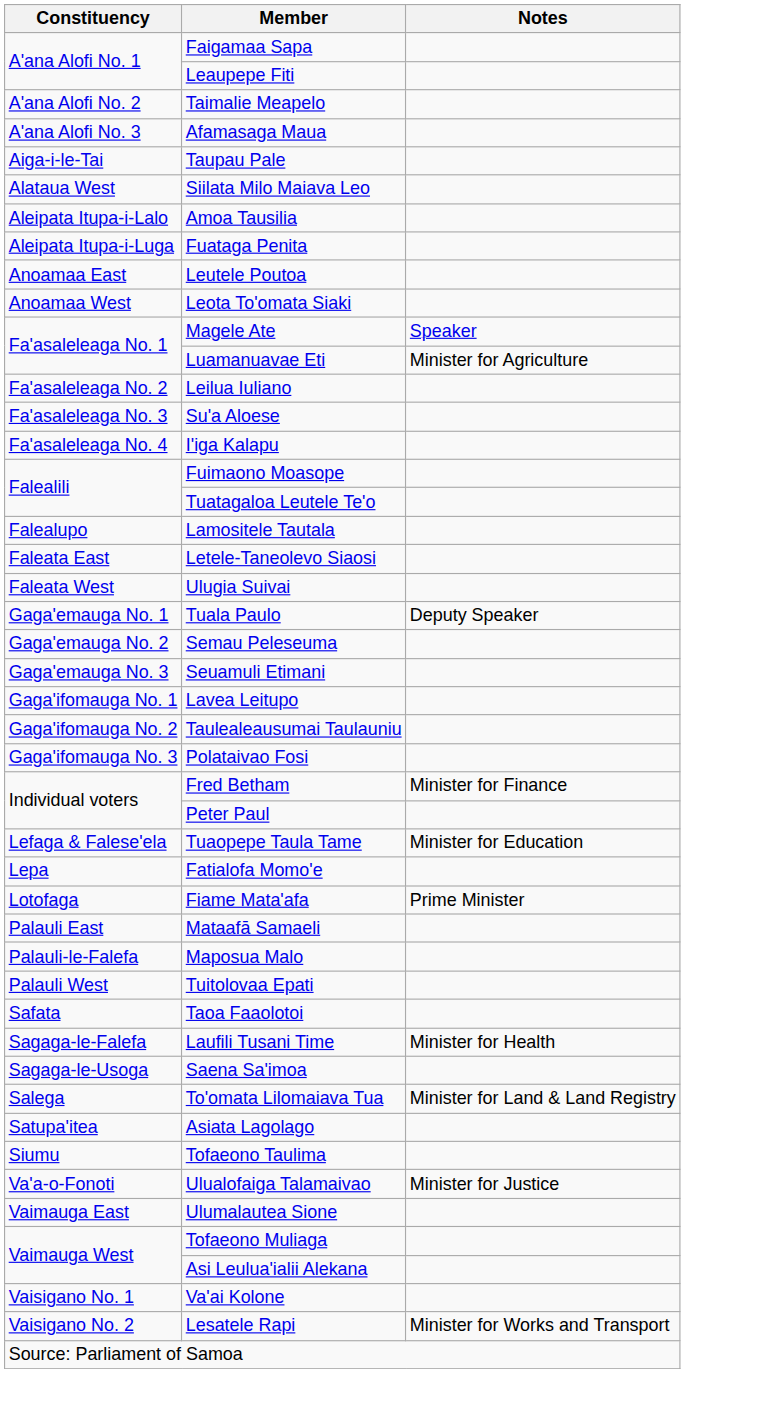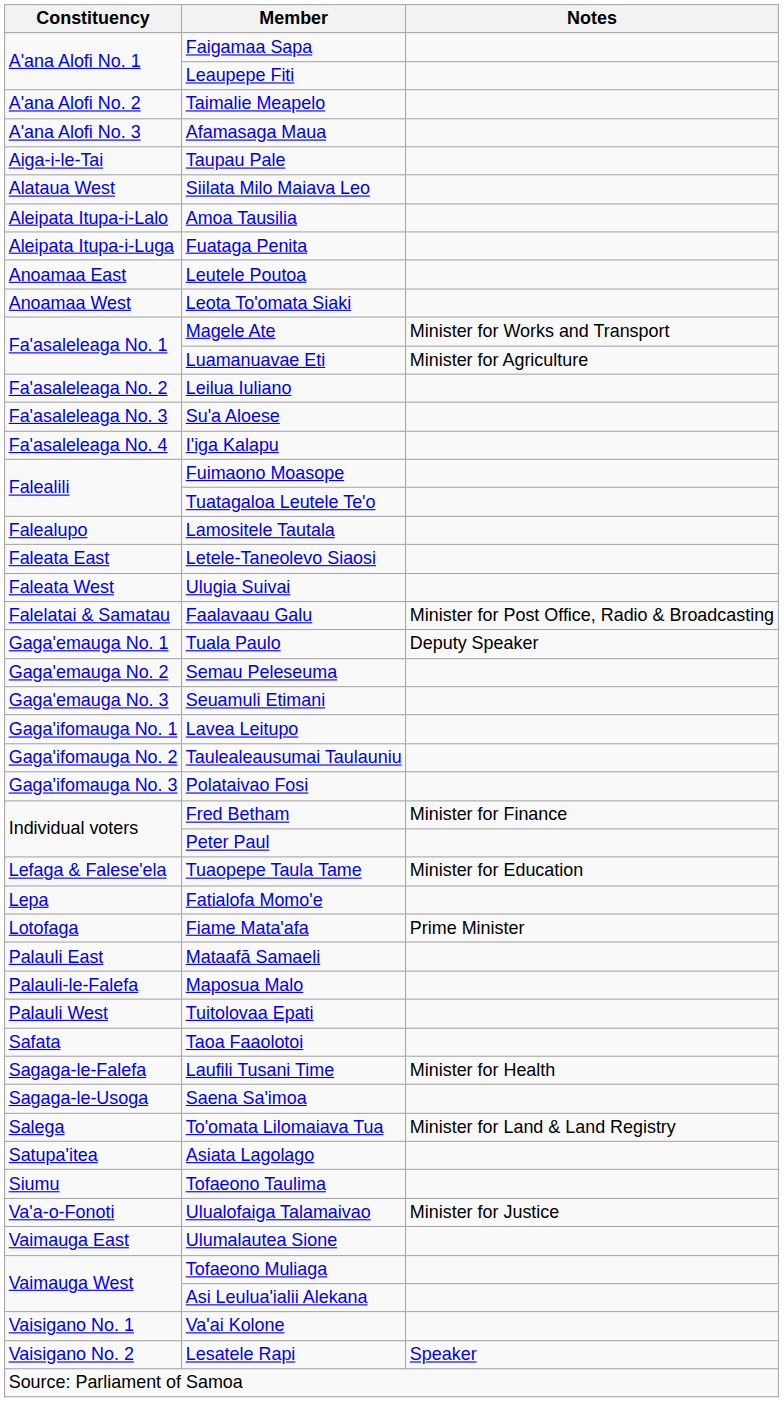(443, 331) Speaker -> (540, 331) Minister for Works and Transport
+ row: (249, 615)
(540, 1326) Minister for Works and Transport -> (443, 1354) Speaker
